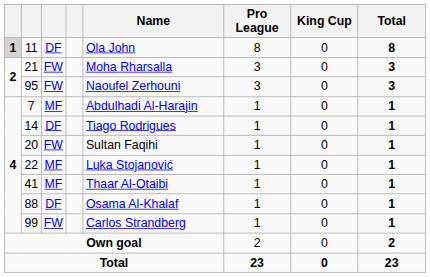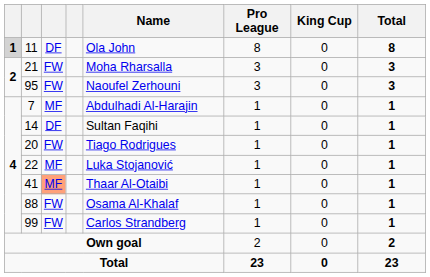(131, 125) Tiago Rodrigues -> (122, 125) Sultan Faqihi
(122, 145) Sultan Faqihi -> (131, 145) Tiago Rodrigues
(53, 184) no background -> (53, 184) lightsalmon background
(53, 203) DF -> (53, 203) FW
